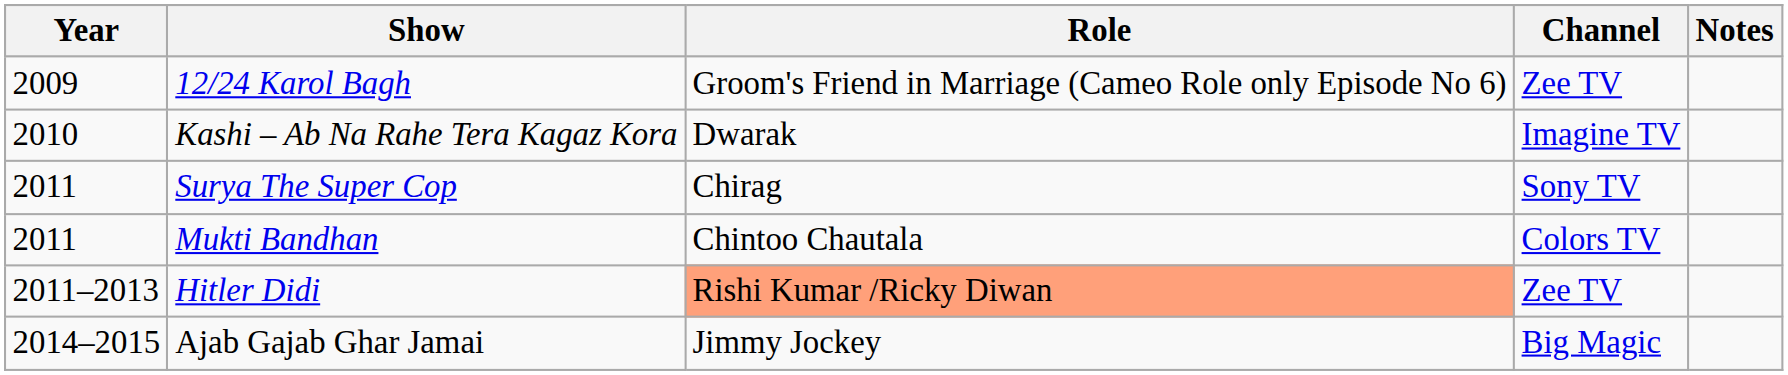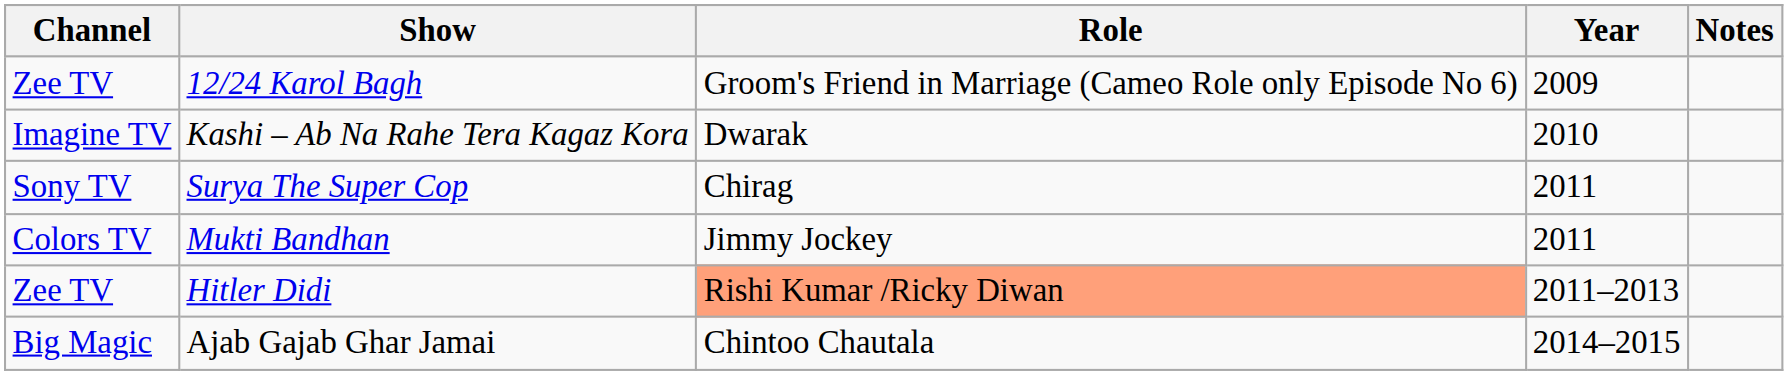columns swapped: (86, 30) <-> (1601, 30)
(808, 238) Chintoo Chautala -> (798, 238) Jimmy Jockey
(787, 342) Jimmy Jockey -> (819, 342) Chintoo Chautala
